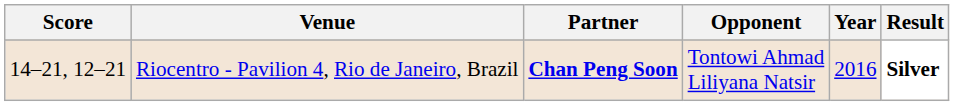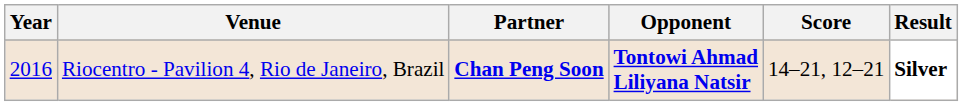columns swapped: (855, 22) <-> (68, 22)
(756, 69) normal -> (686, 69) bold
